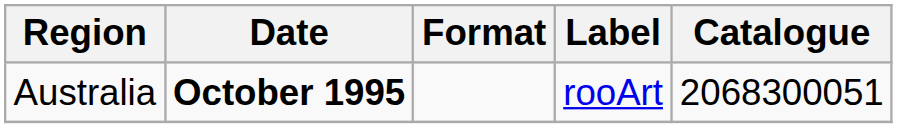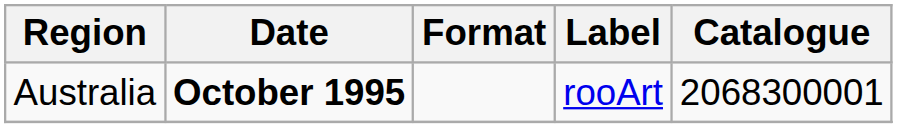(782, 91) 2068300051 -> (782, 91) 2068300001
